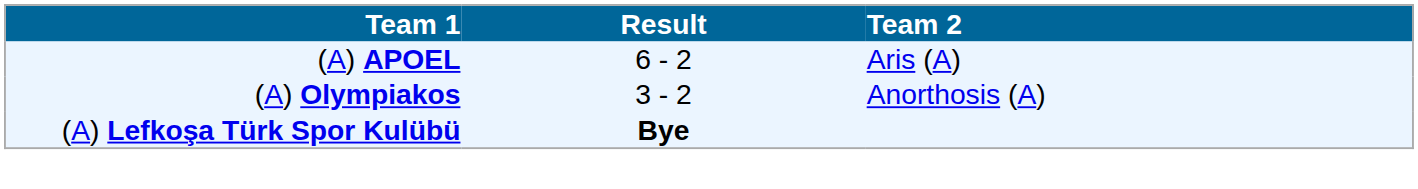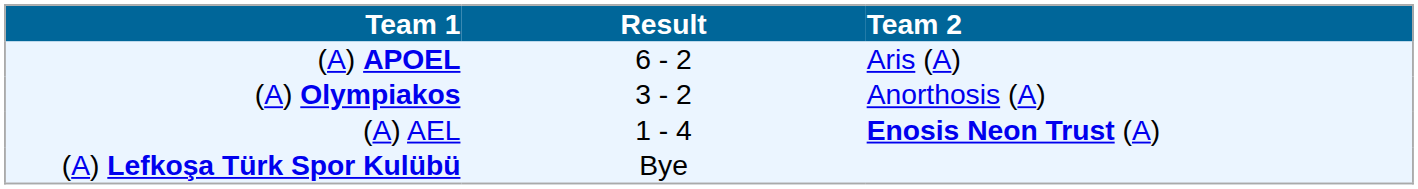+ row: (412, 130)
(664, 130) bold -> (664, 165) normal
